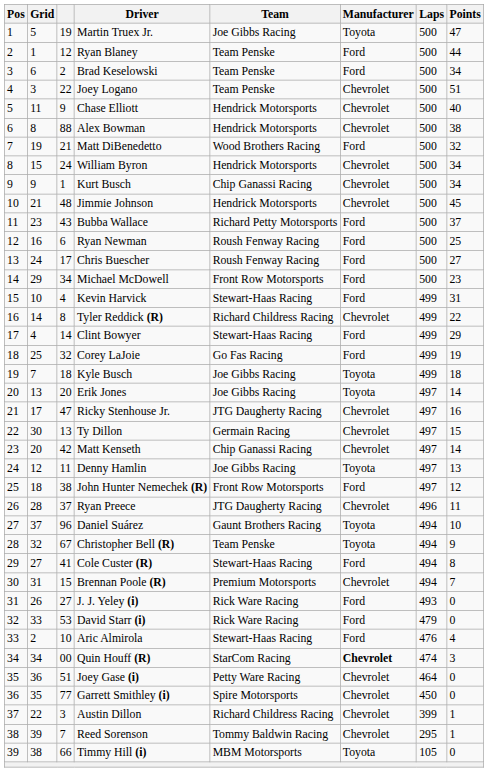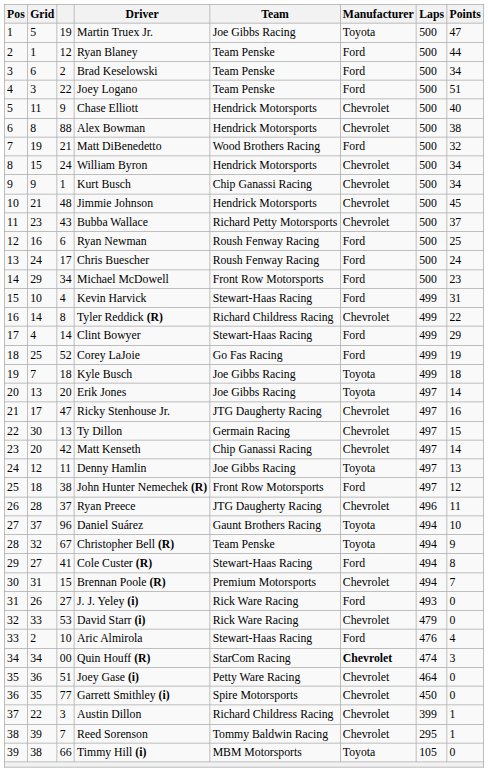(366, 89) Chevrolet -> (354, 89) Ford
(354, 221) Ford -> (366, 221) Chevrolet
(455, 259) 27 -> (455, 259) 24
(66, 354) 32 -> (66, 354) 52
(354, 619) Ford -> (366, 619) Chevrolet
